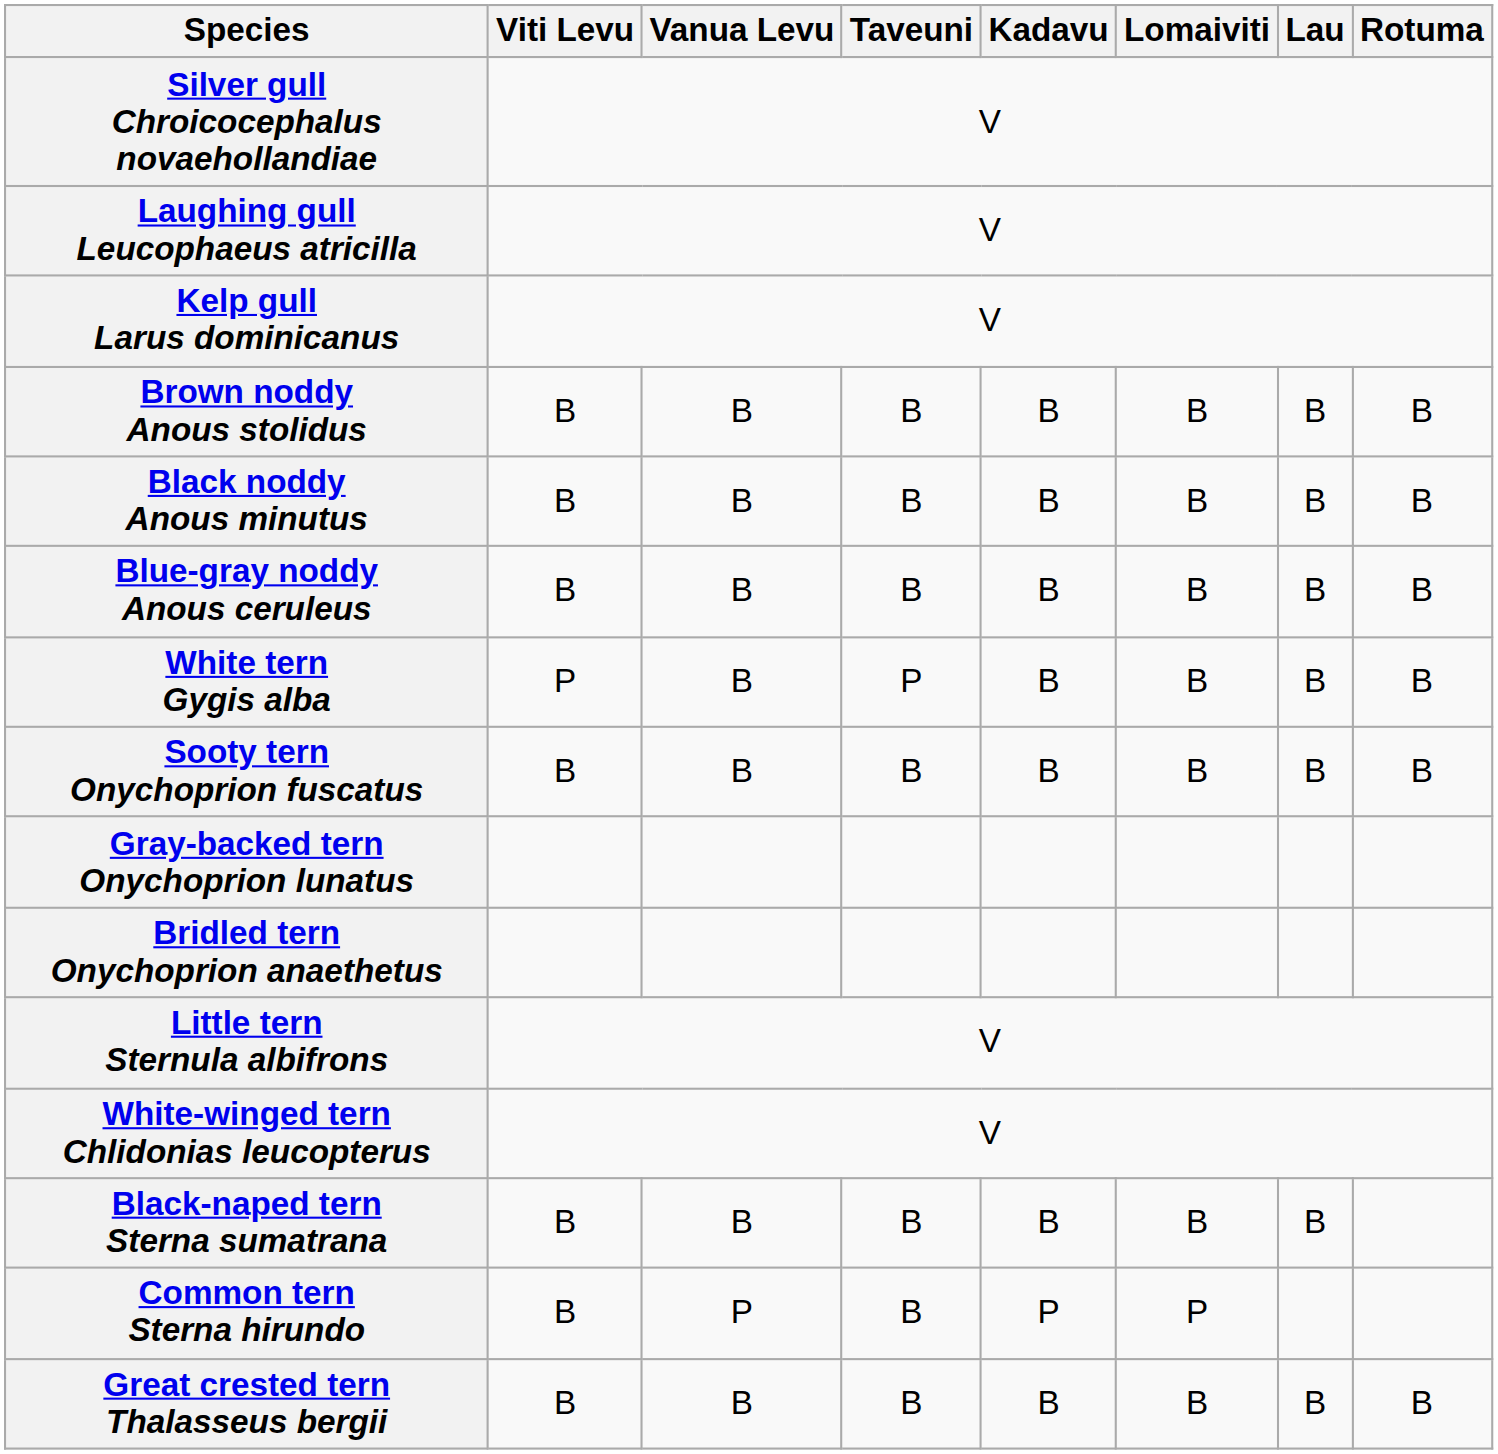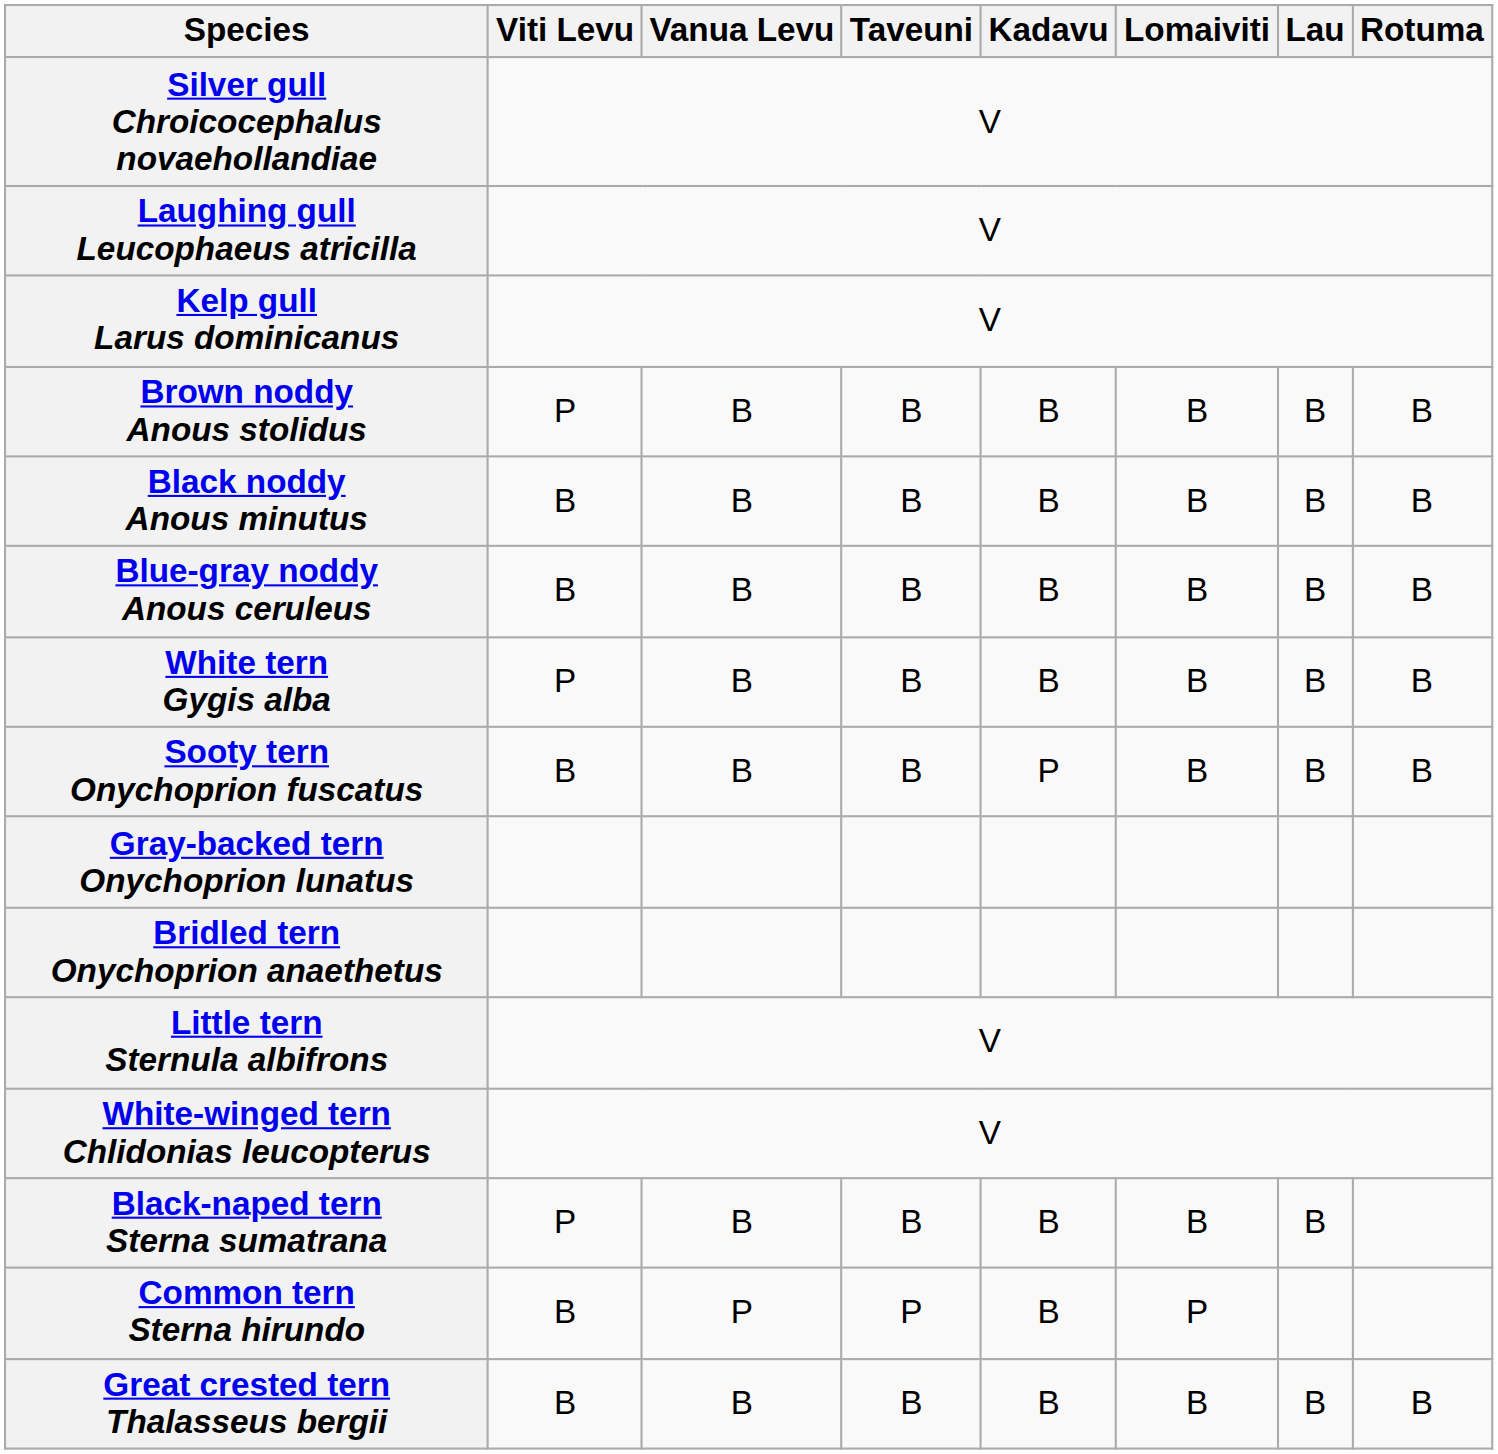(565, 410) B -> (565, 410) P
(911, 681) P -> (911, 681) B
(1049, 771) B -> (1049, 771) P
(565, 1222) B -> (565, 1222) P
(911, 1312) B -> (911, 1312) P
(1049, 1312) P -> (1049, 1312) B
